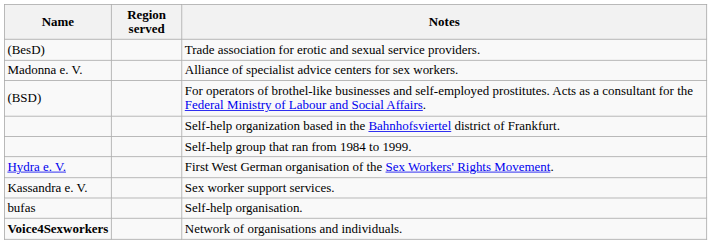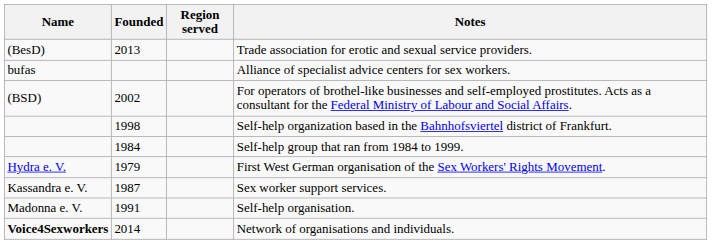+ column: (139, 22)
(45, 70) Madonna e. V. -> (21, 70) bufas
(21, 208) bufas -> (45, 208) Madonna e. V.
